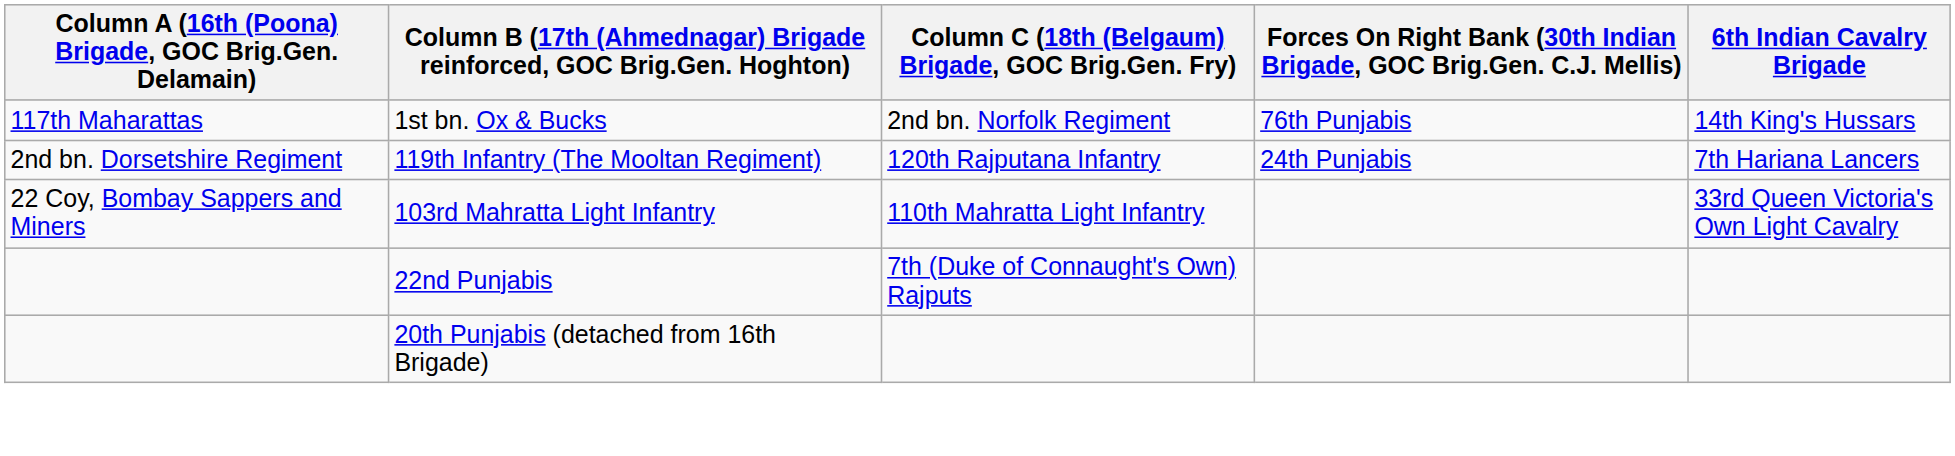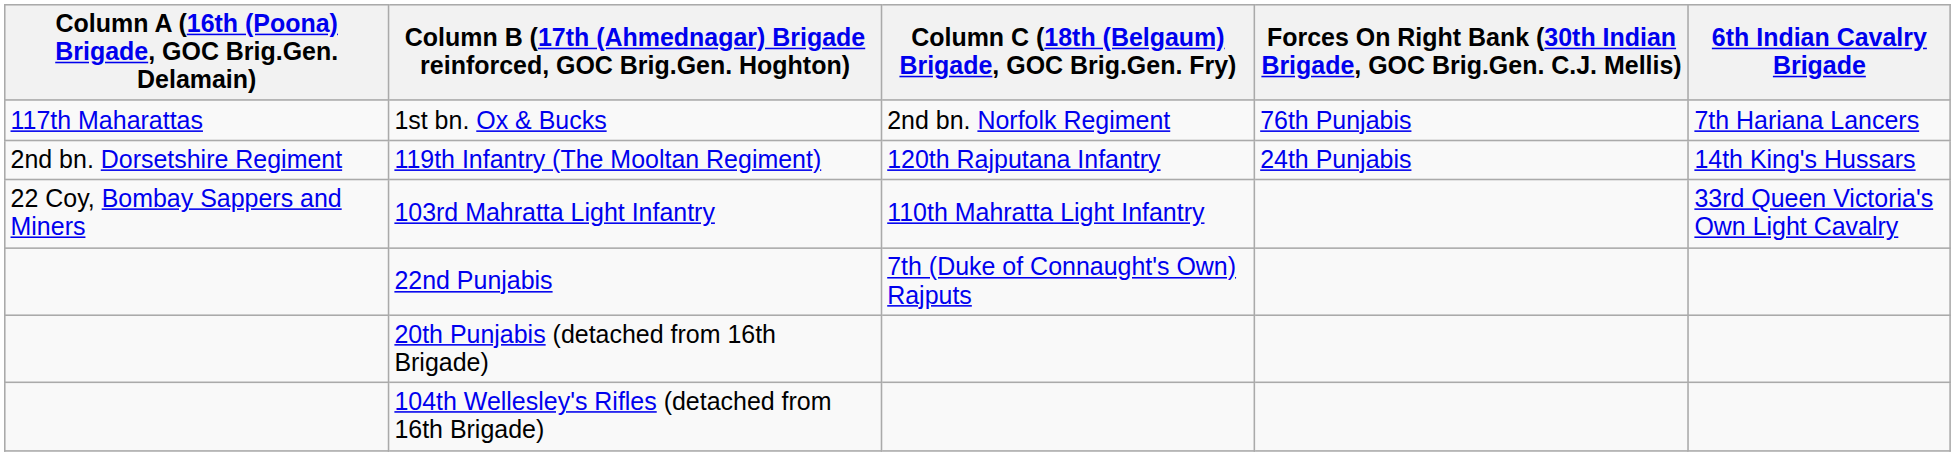(1805, 120) 14th King's Hussars -> (1807, 120) 7th Hariana Lancers
(1807, 159) 7th Hariana Lancers -> (1805, 159) 14th King's Hussars
+ row: (613, 416)
